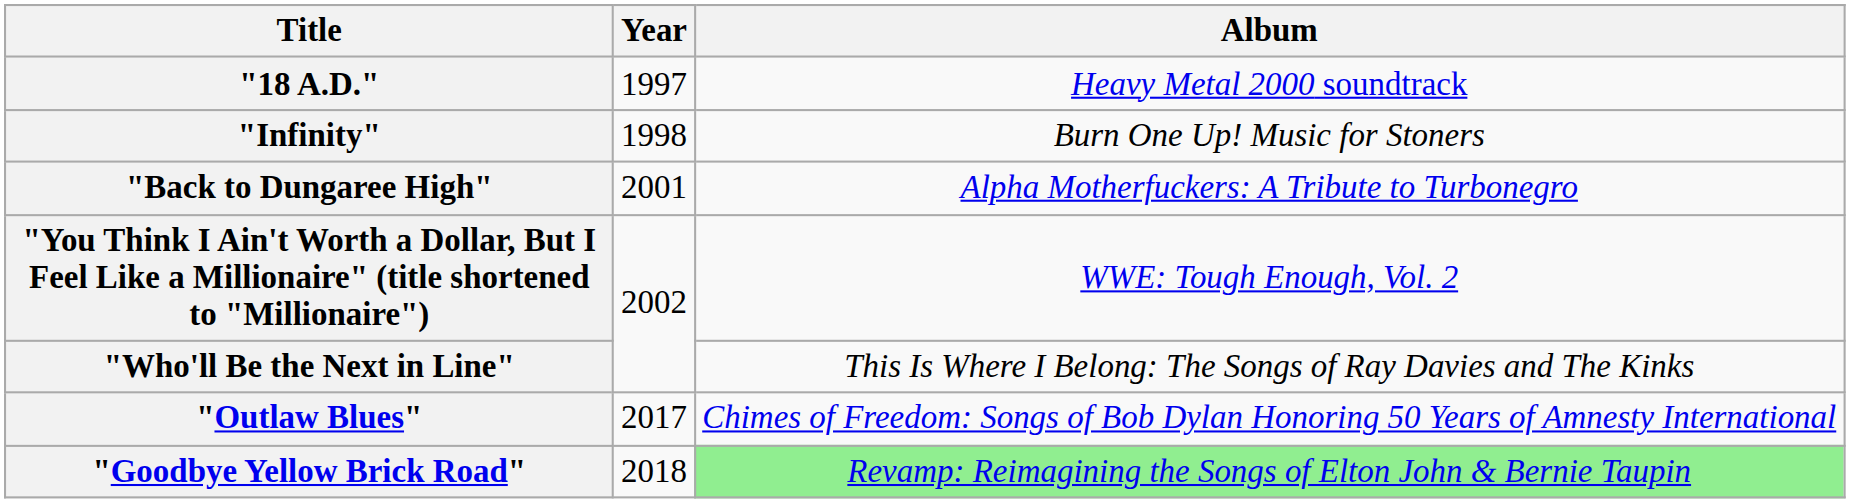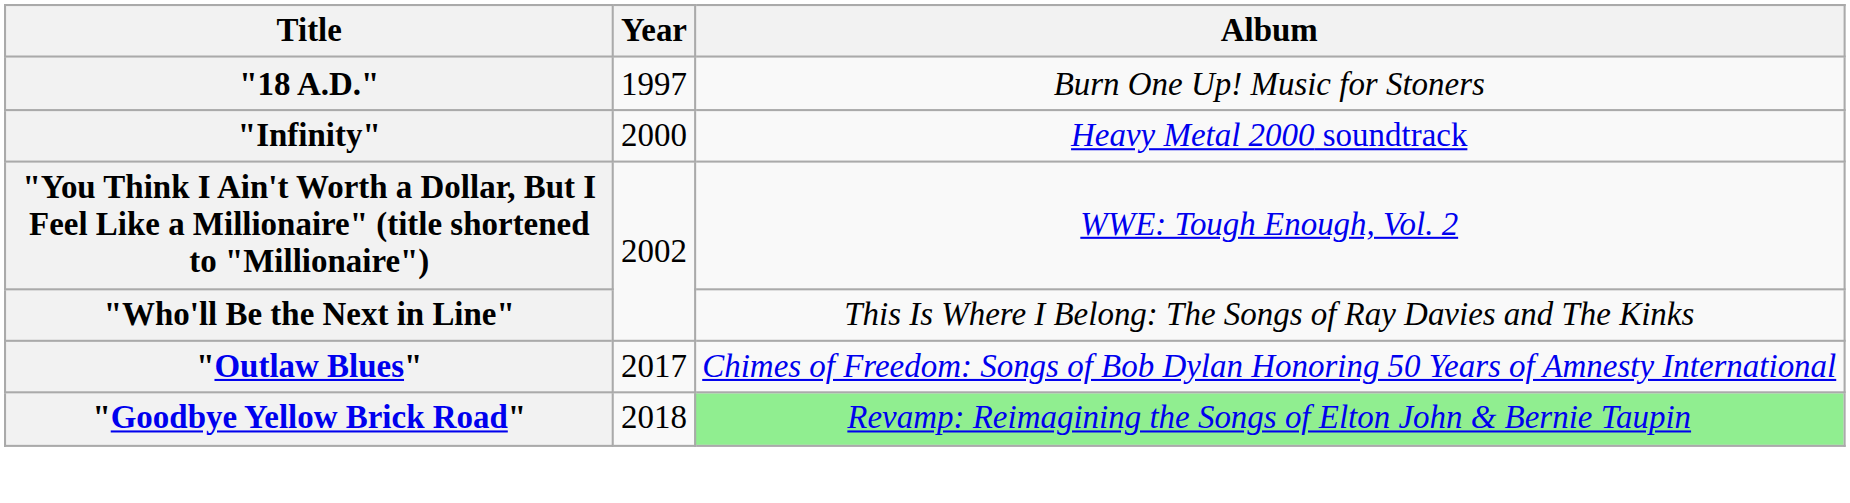(1269, 82) Heavy Metal 2000 soundtrack -> (1269, 82) Burn One Up! Music for Stoners
(654, 135) 1998 -> (654, 135) 2000
(1269, 135) Burn One Up! Music for Stoners -> (1269, 135) Heavy Metal 2000 soundtrack
- row: (309, 187)
